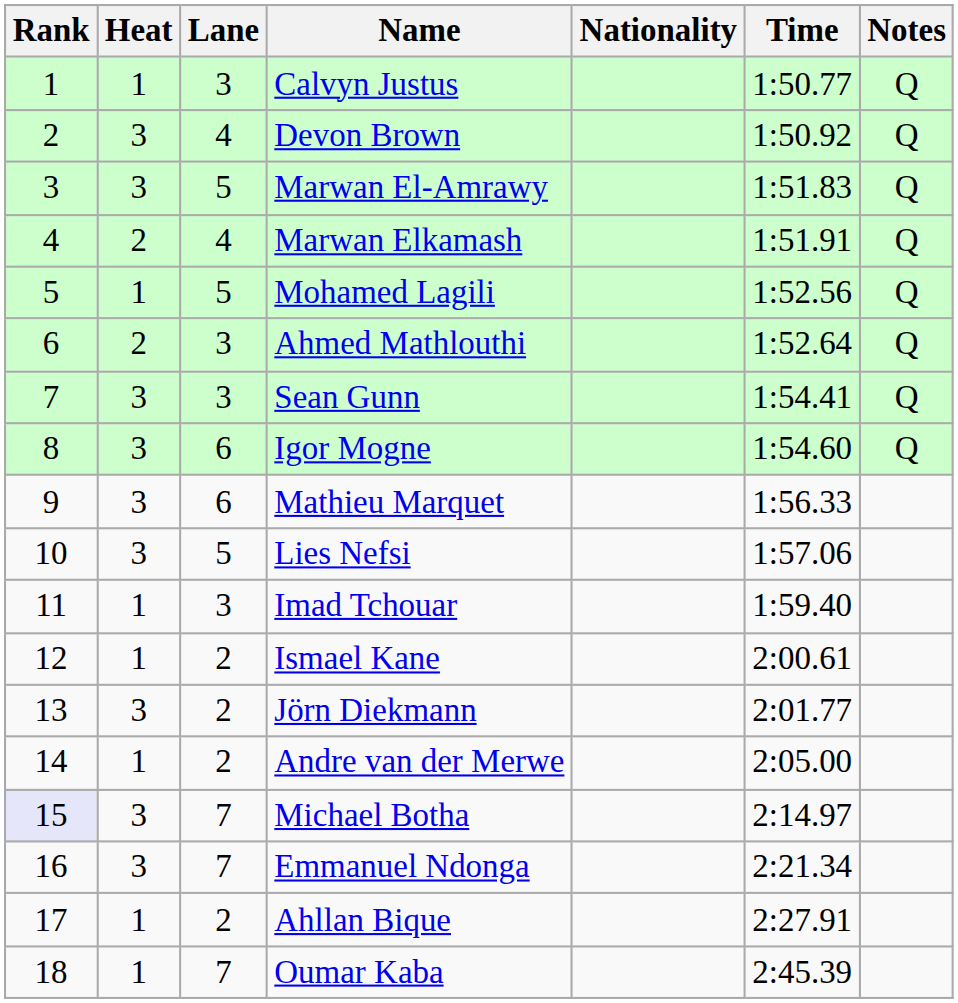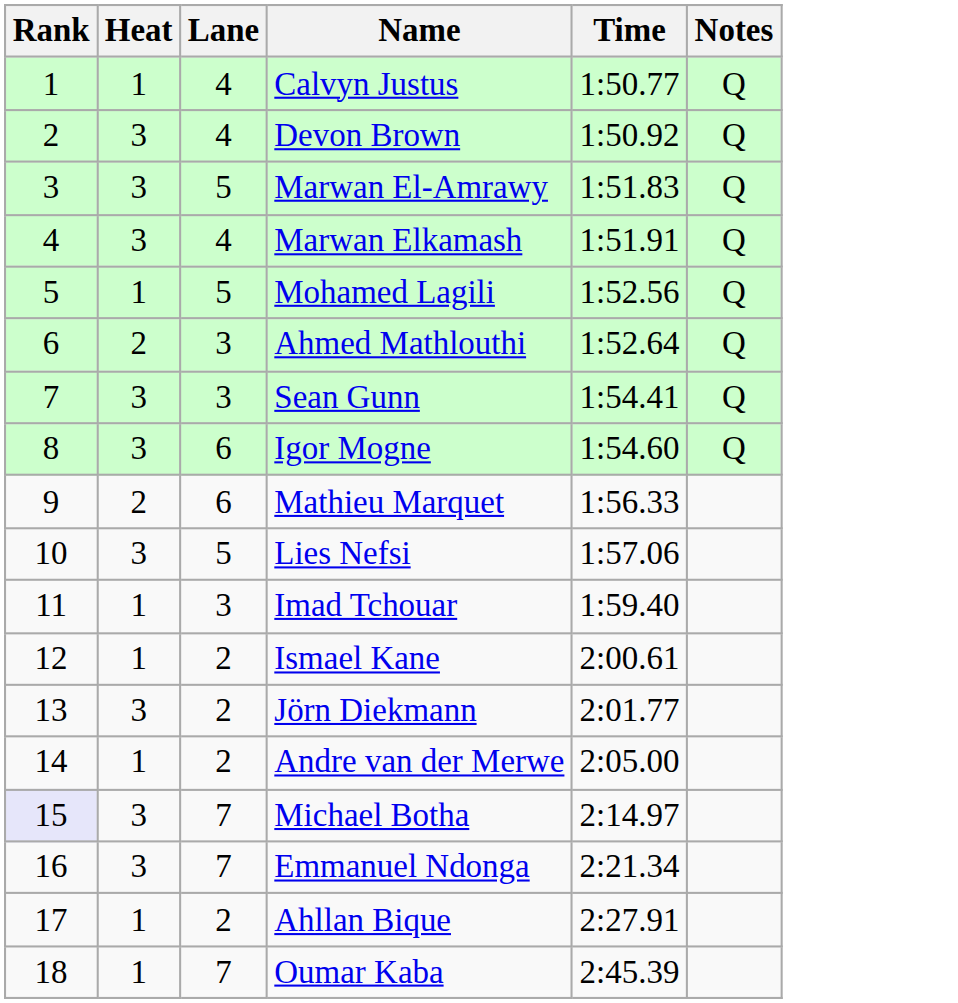- column: (658, 30)
(223, 82) 3 -> (223, 82) 4
(139, 239) 2 -> (139, 239) 3
(139, 501) 3 -> (139, 501) 2
